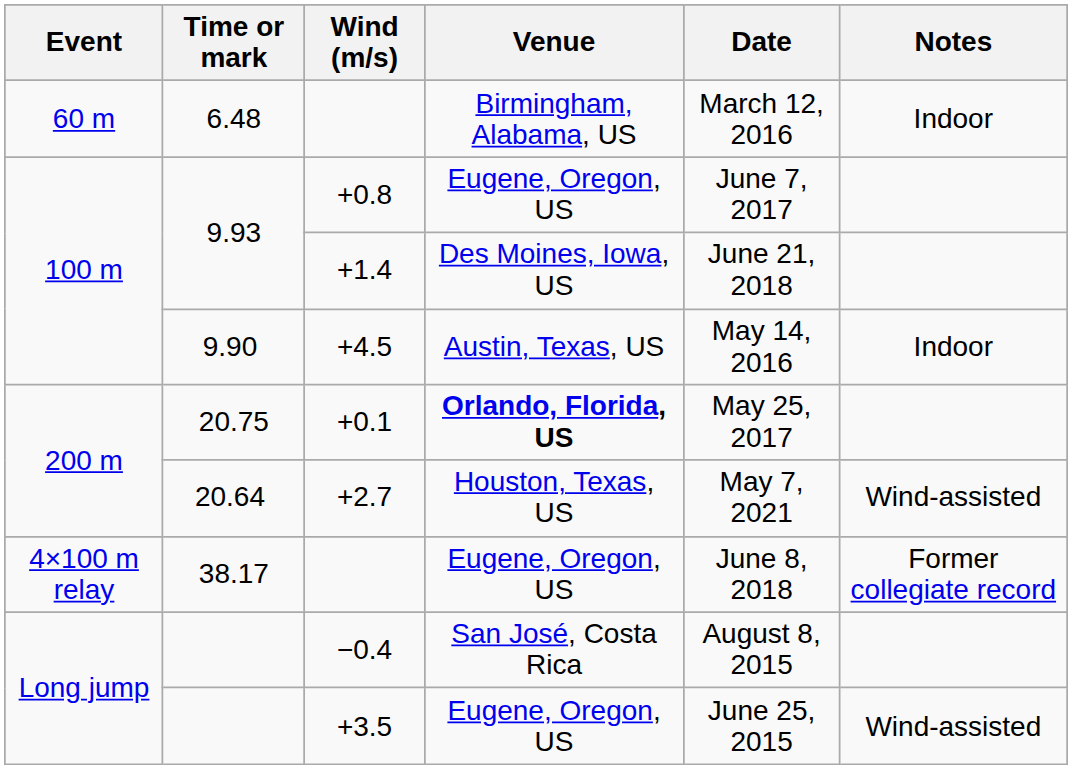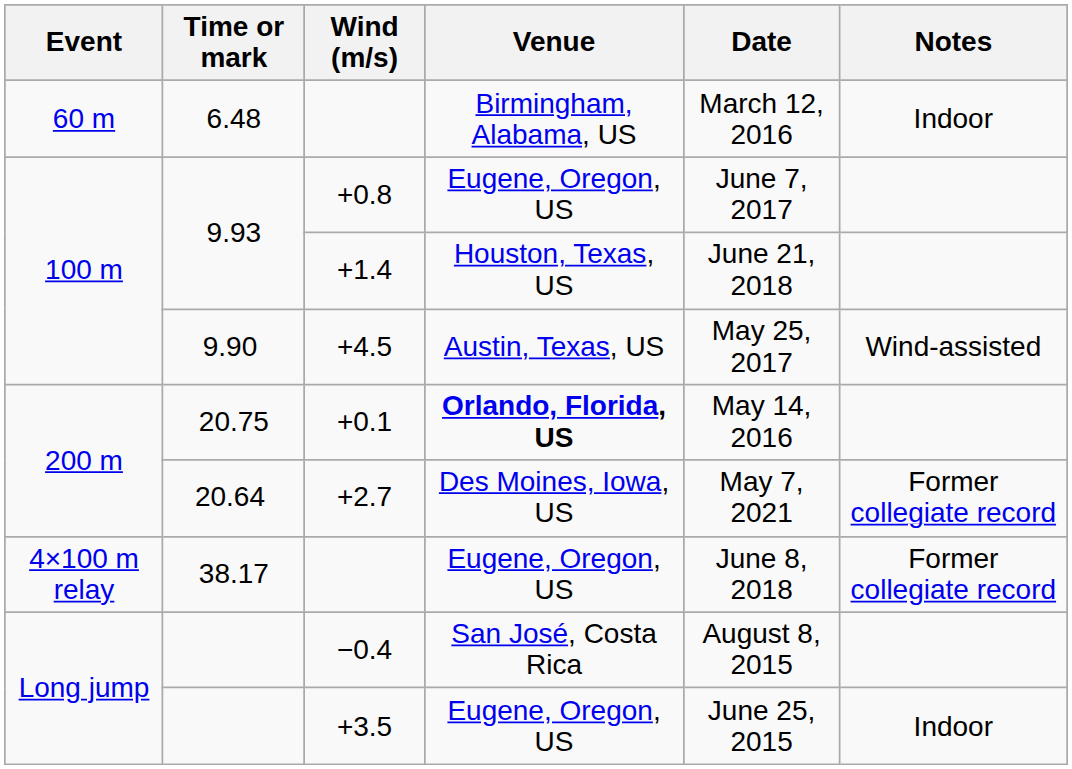(554, 270) Des Moines, Iowa, US -> (554, 270) Houston, Texas, US
(762, 346) May 14, 2016 -> (762, 346) May 25, 2017
(953, 346) Indoor -> (953, 346) Wind-assisted
(762, 421) May 25, 2017 -> (762, 421) May 14, 2016
(554, 497) Houston, Texas, US -> (554, 497) Des Moines, Iowa, US
(953, 497) Wind-assisted -> (953, 497) Former collegiate record
(953, 725) Wind-assisted -> (953, 725) Indoor
